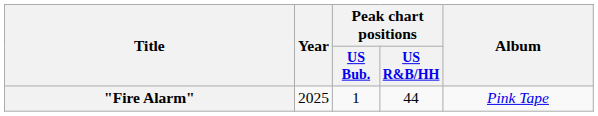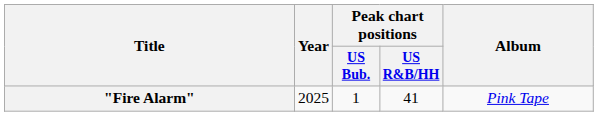(411, 98) 44 -> (411, 98) 41
